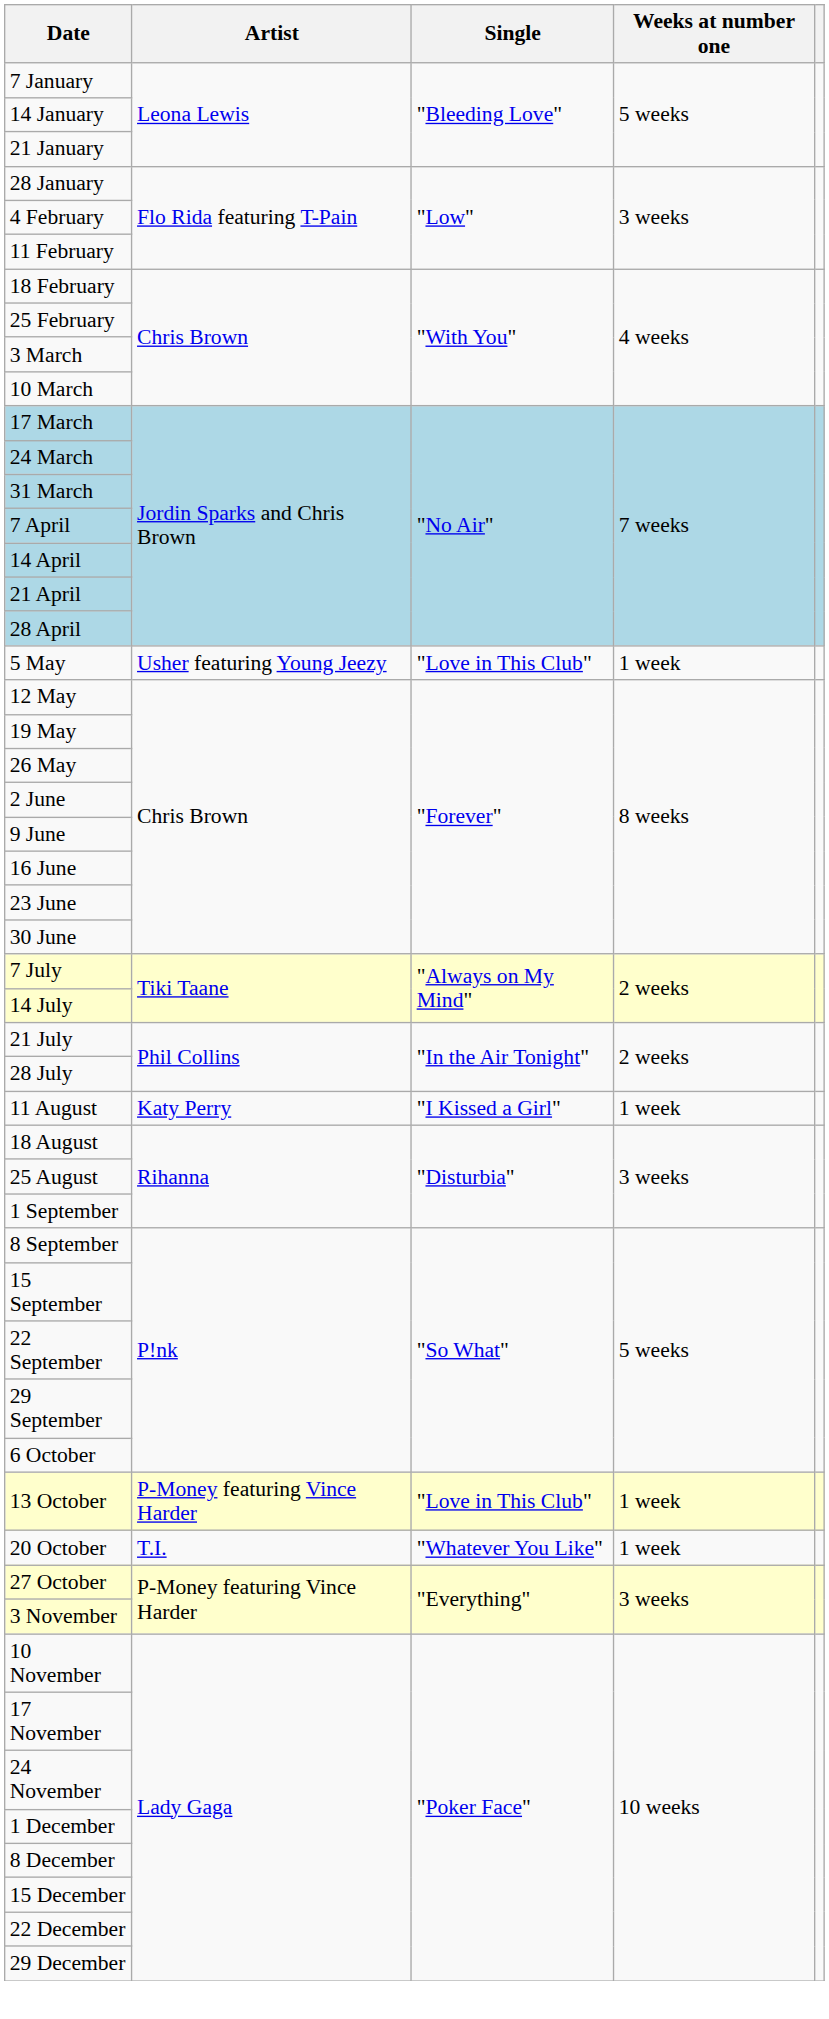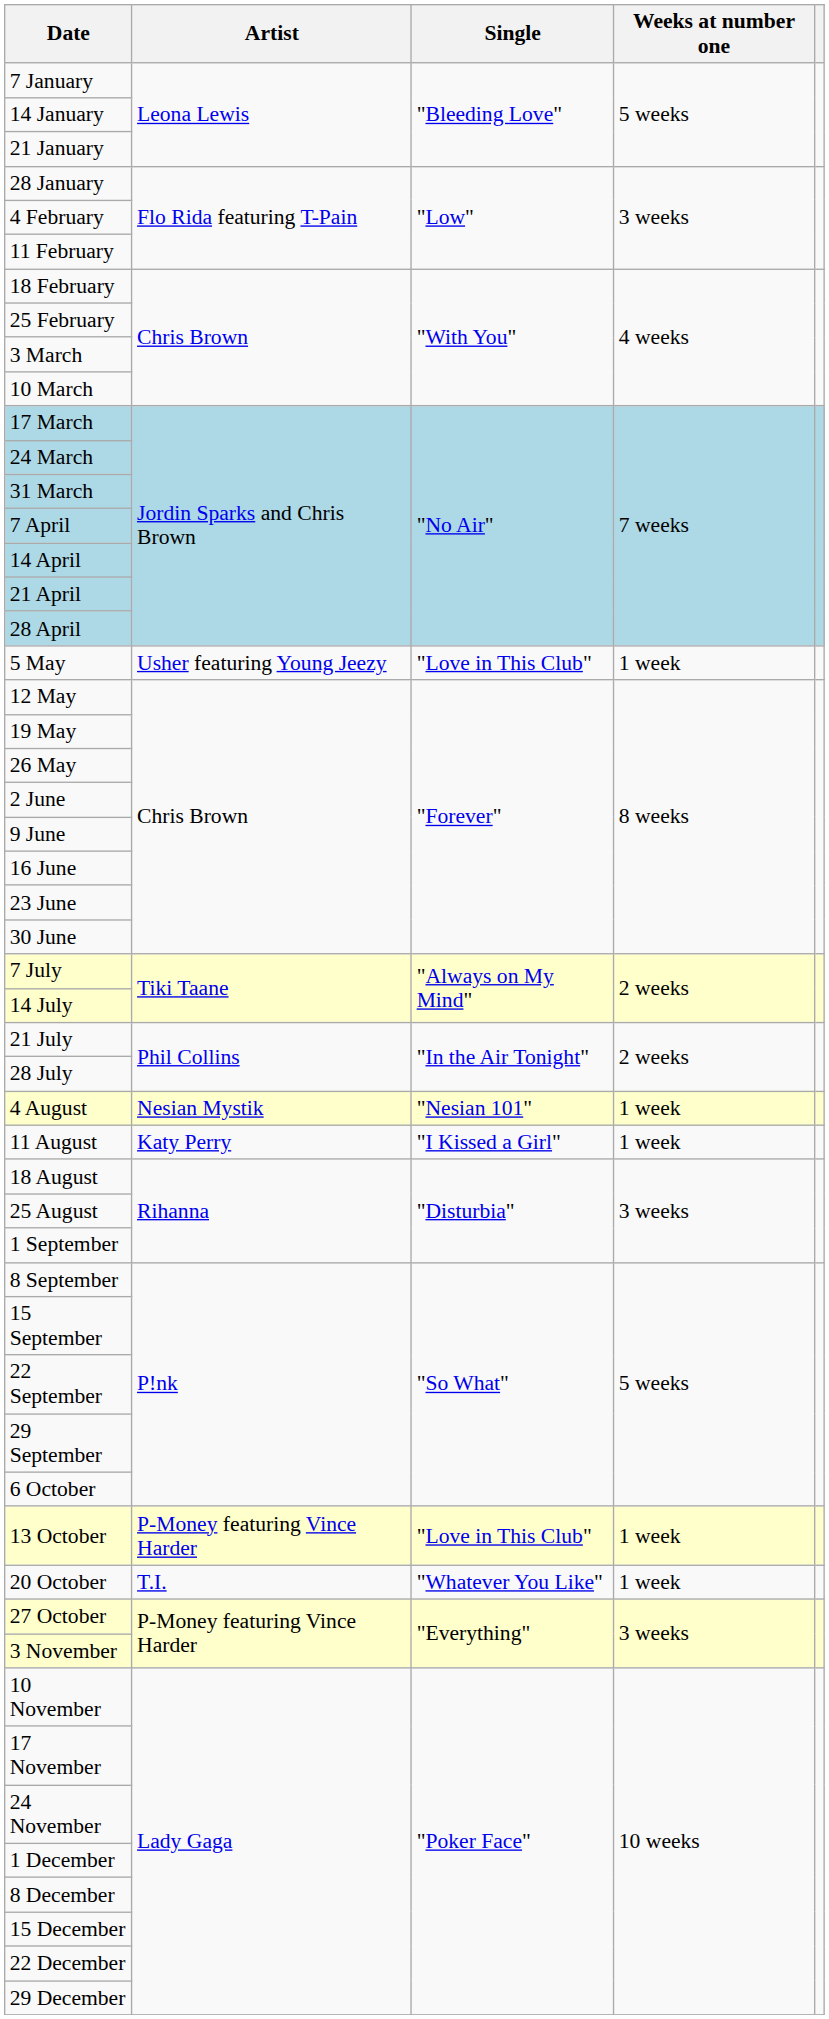+ row: (48, 1107)
